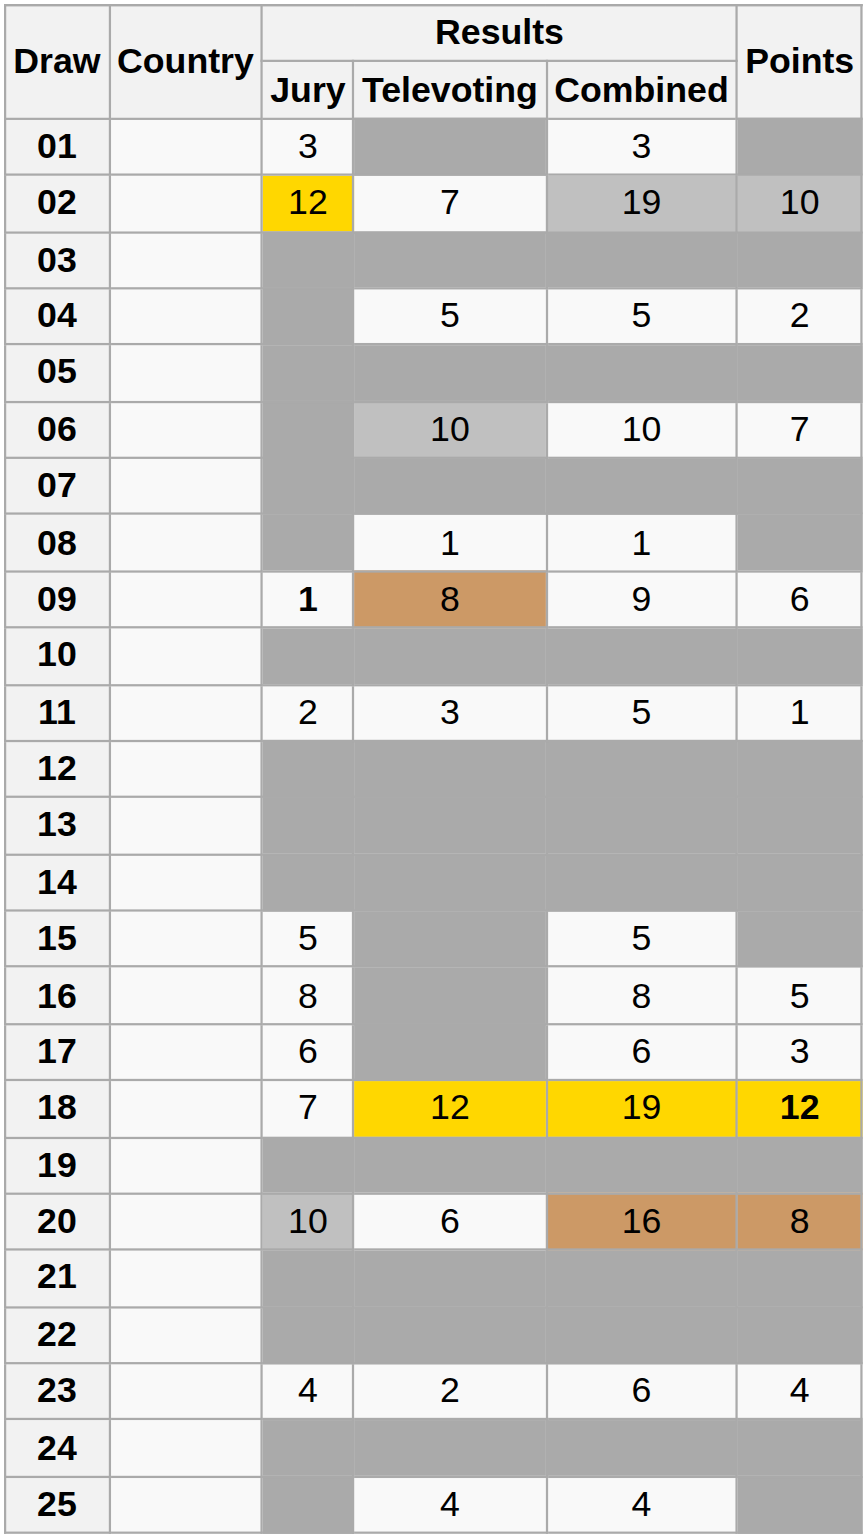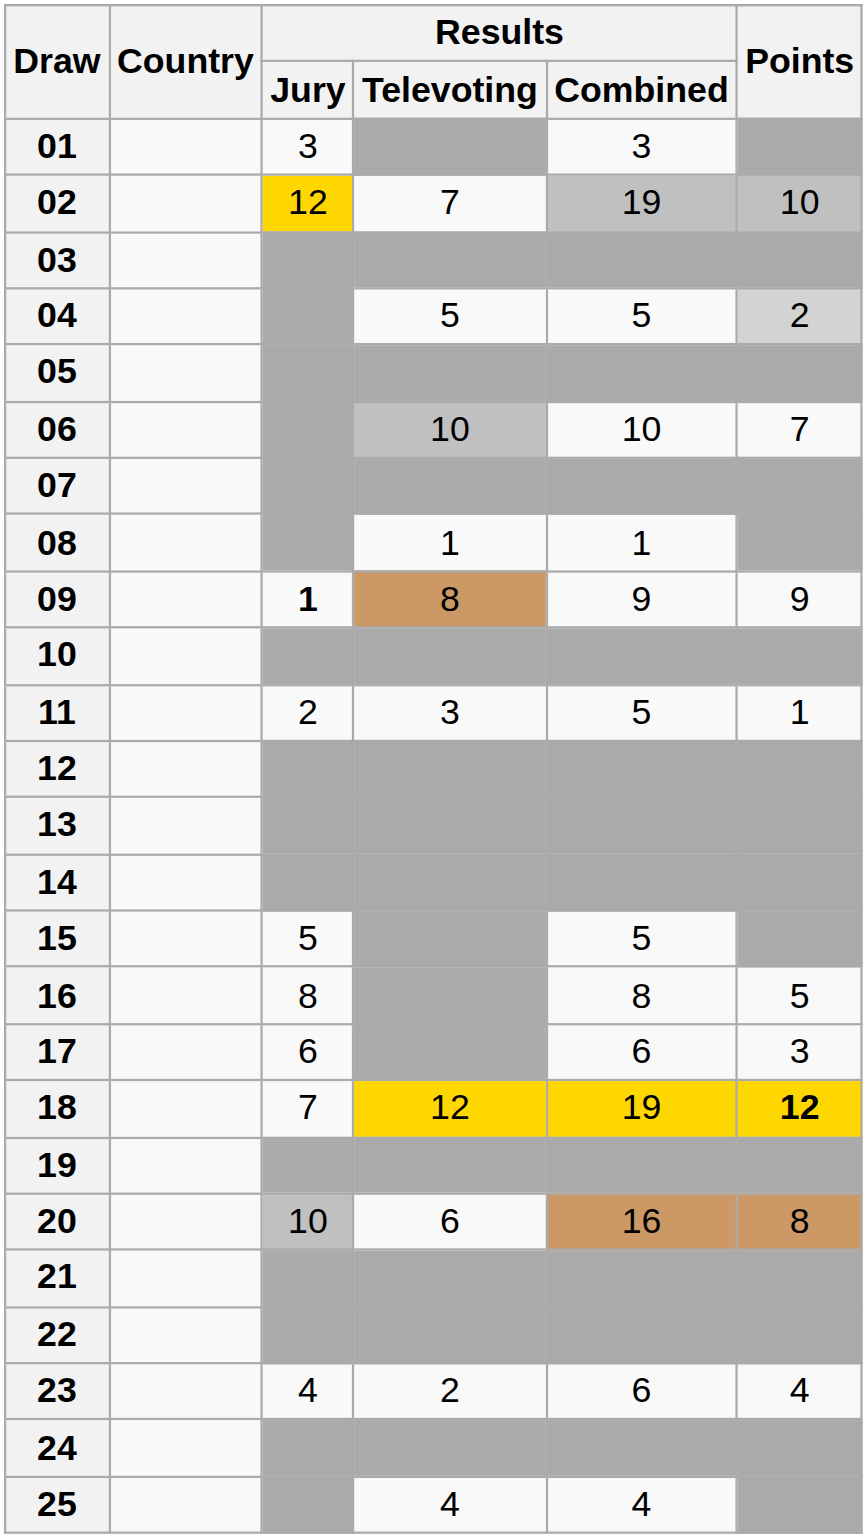(800, 315) no background -> (800, 315) lightgrey background
(800, 598) 6 -> (800, 598) 9
